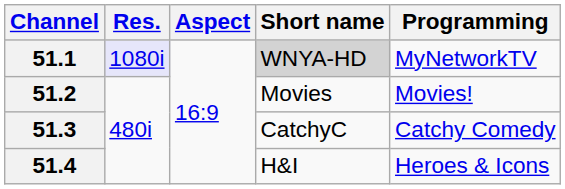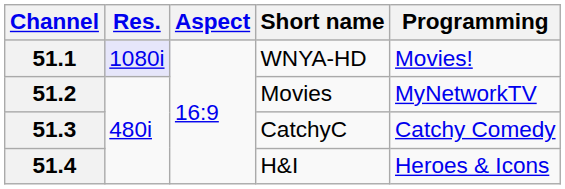(314, 58) lightgrey background -> (314, 58) no background
(466, 58) MyNetworkTV -> (434, 58) Movies!
(434, 93) Movies! -> (466, 93) MyNetworkTV
